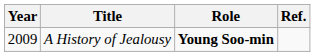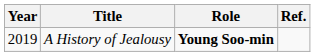(23, 39) 2009 -> (23, 39) 2019
